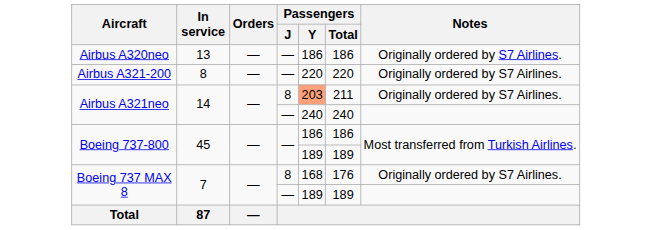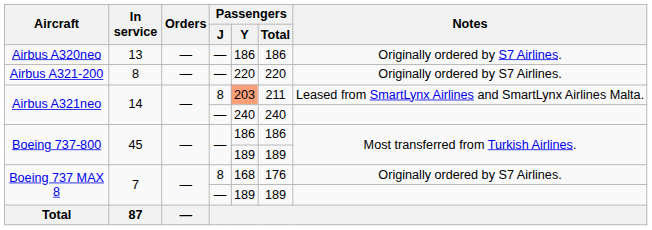(470, 94) Originally ordered by S7 Airlines. -> (470, 94) Leased from SmartLynx Airlines and SmartLynx Airlines Malta.
